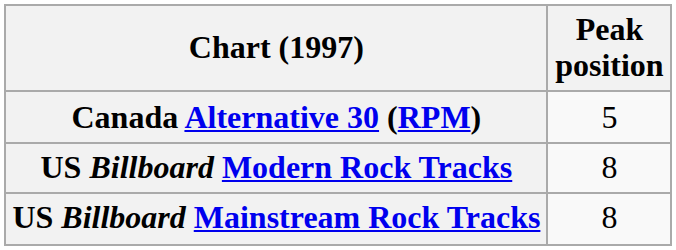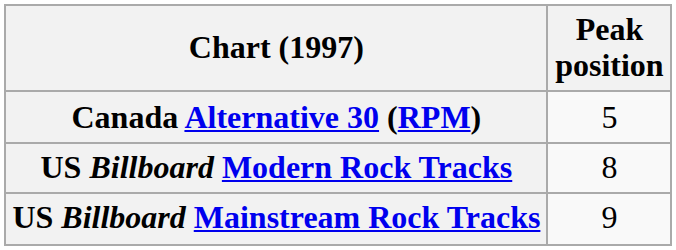(609, 218) 8 -> (609, 218) 9
